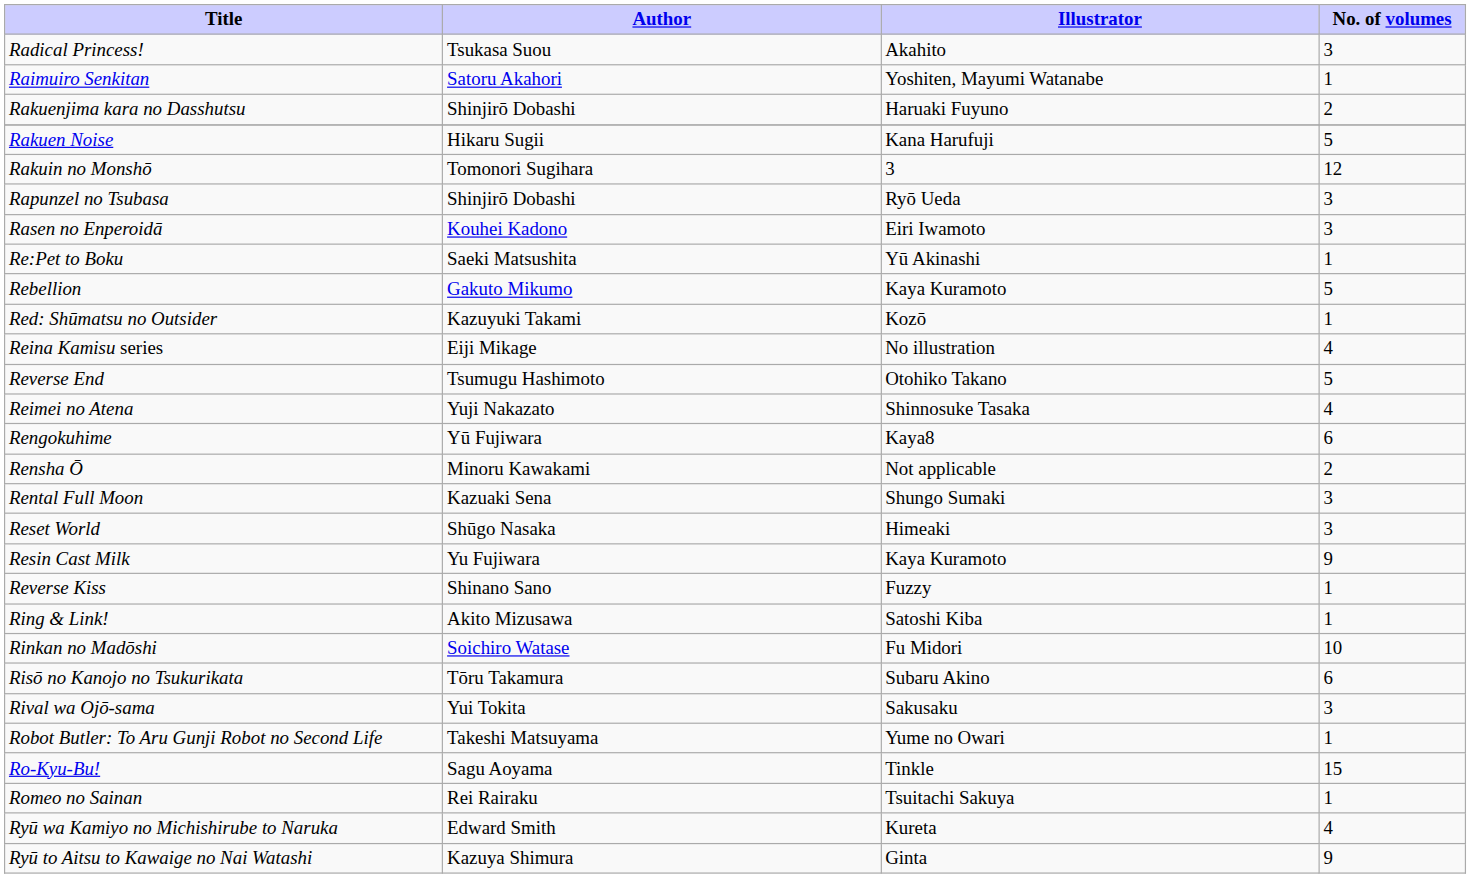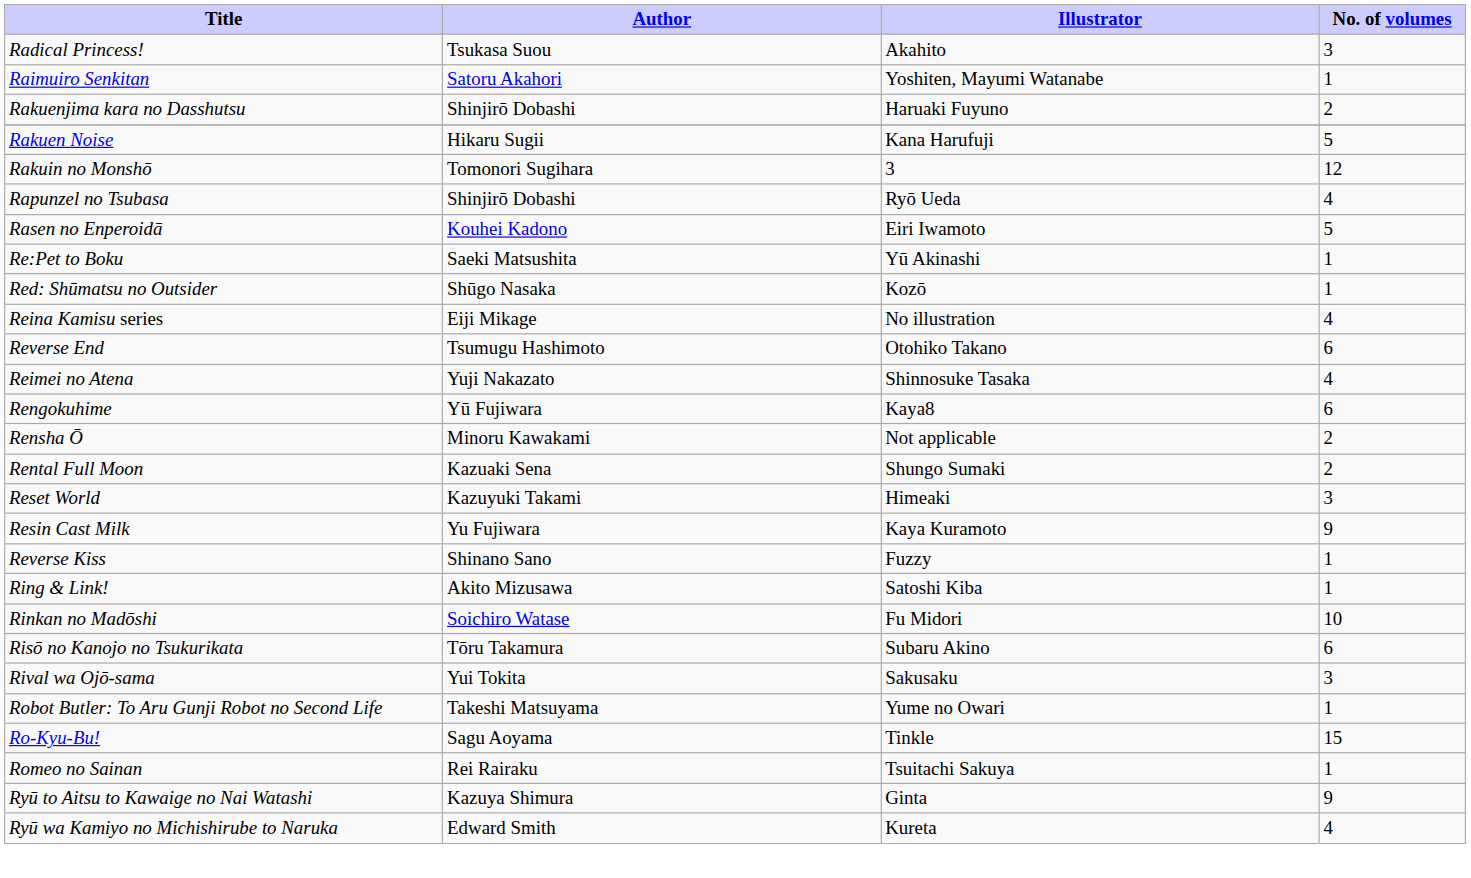(1328, 199) 3 -> (1328, 199) 4
(1328, 229) 3 -> (1328, 229) 5
- row: (45, 288)
(514, 318) Kazuyuki Takami -> (501, 288) Shūgo Nasaka
(1328, 378) 5 -> (1328, 348) 6
(1328, 498) 3 -> (1328, 468) 2
(501, 528) Shūgo Nasaka -> (514, 498) Kazuyuki Takami
rows swapped: (161, 857) <-> (173, 827)
